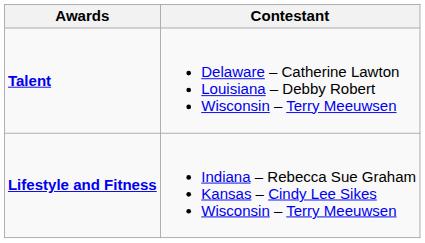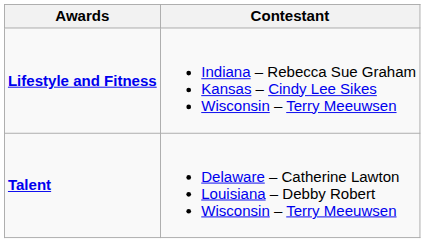rows swapped: (82, 185) <-> (30, 80)
